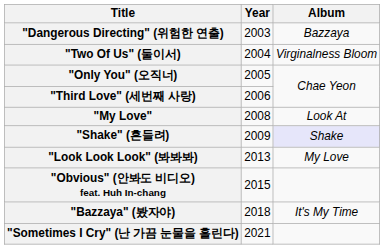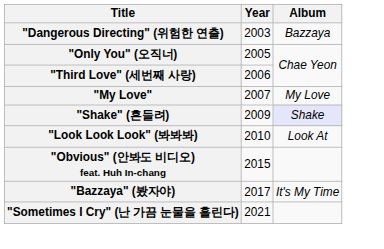- row: (123, 54)
(257, 116) 2008 -> (257, 95) 2007
(327, 116) Look At -> (308, 95) My Love
(257, 157) 2013 -> (257, 136) 2010
(327, 157) My Love -> (308, 136) Look At
(257, 212) 2018 -> (257, 191) 2017
